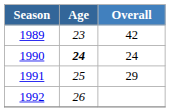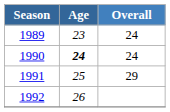(132, 35) 42 -> (132, 35) 24
